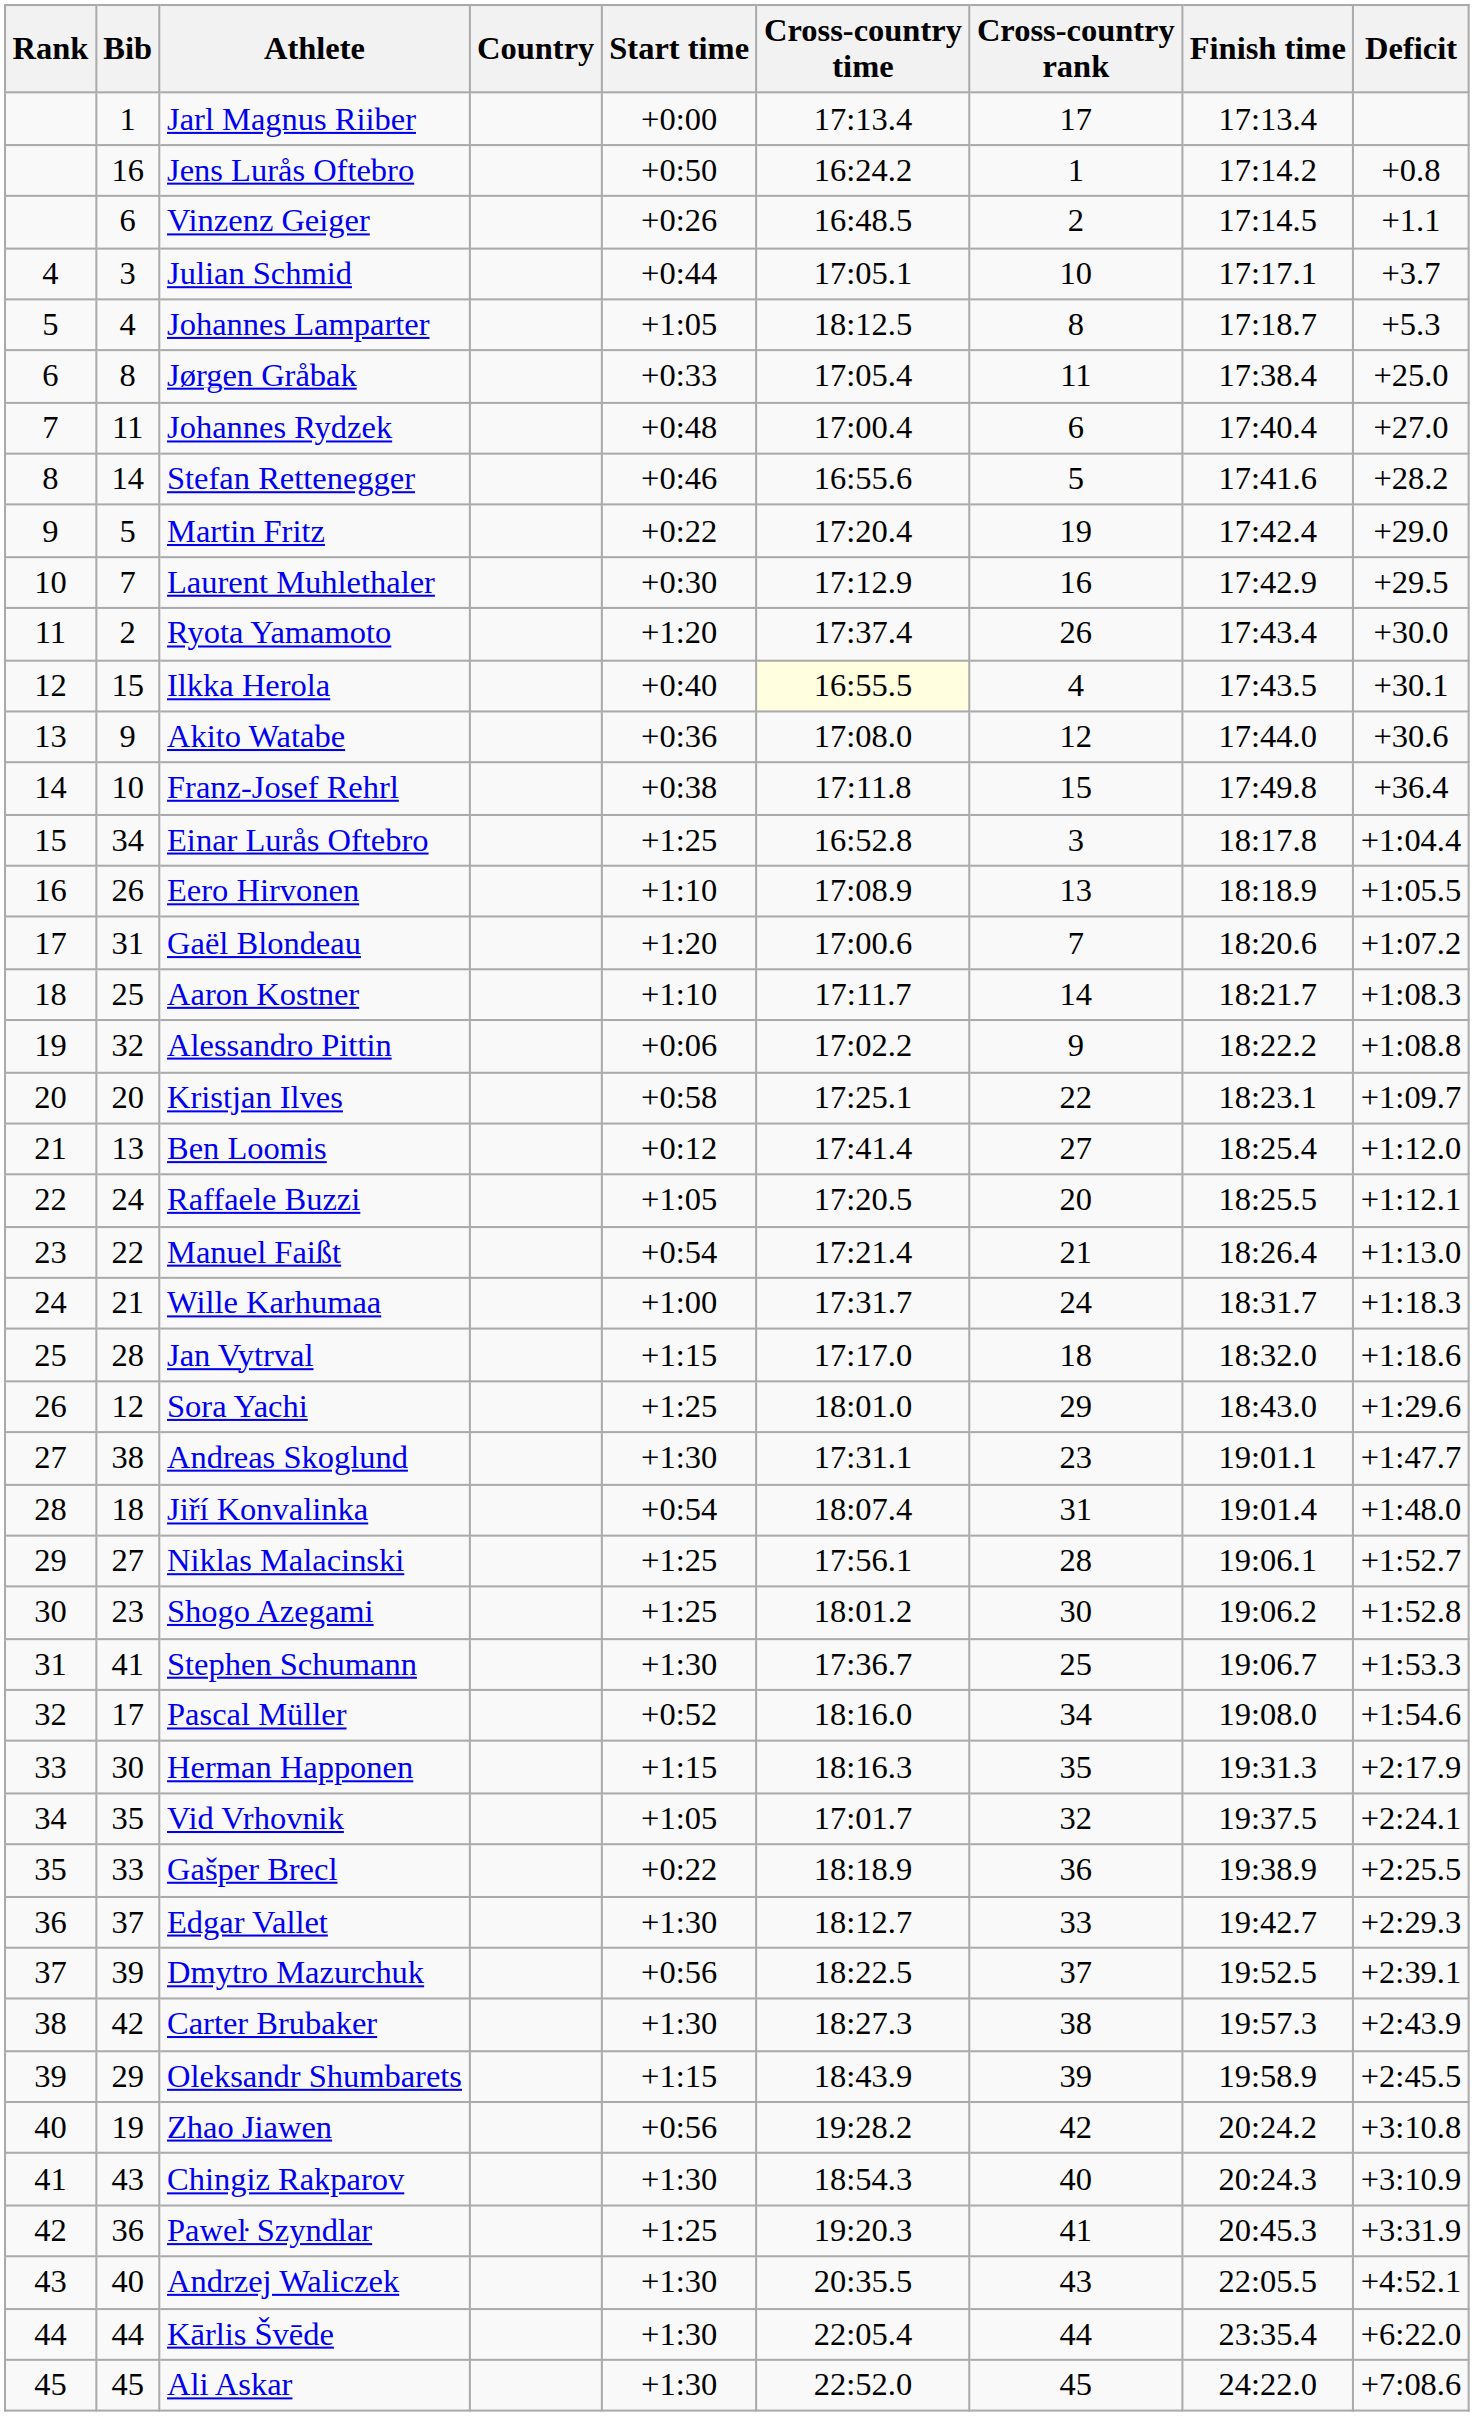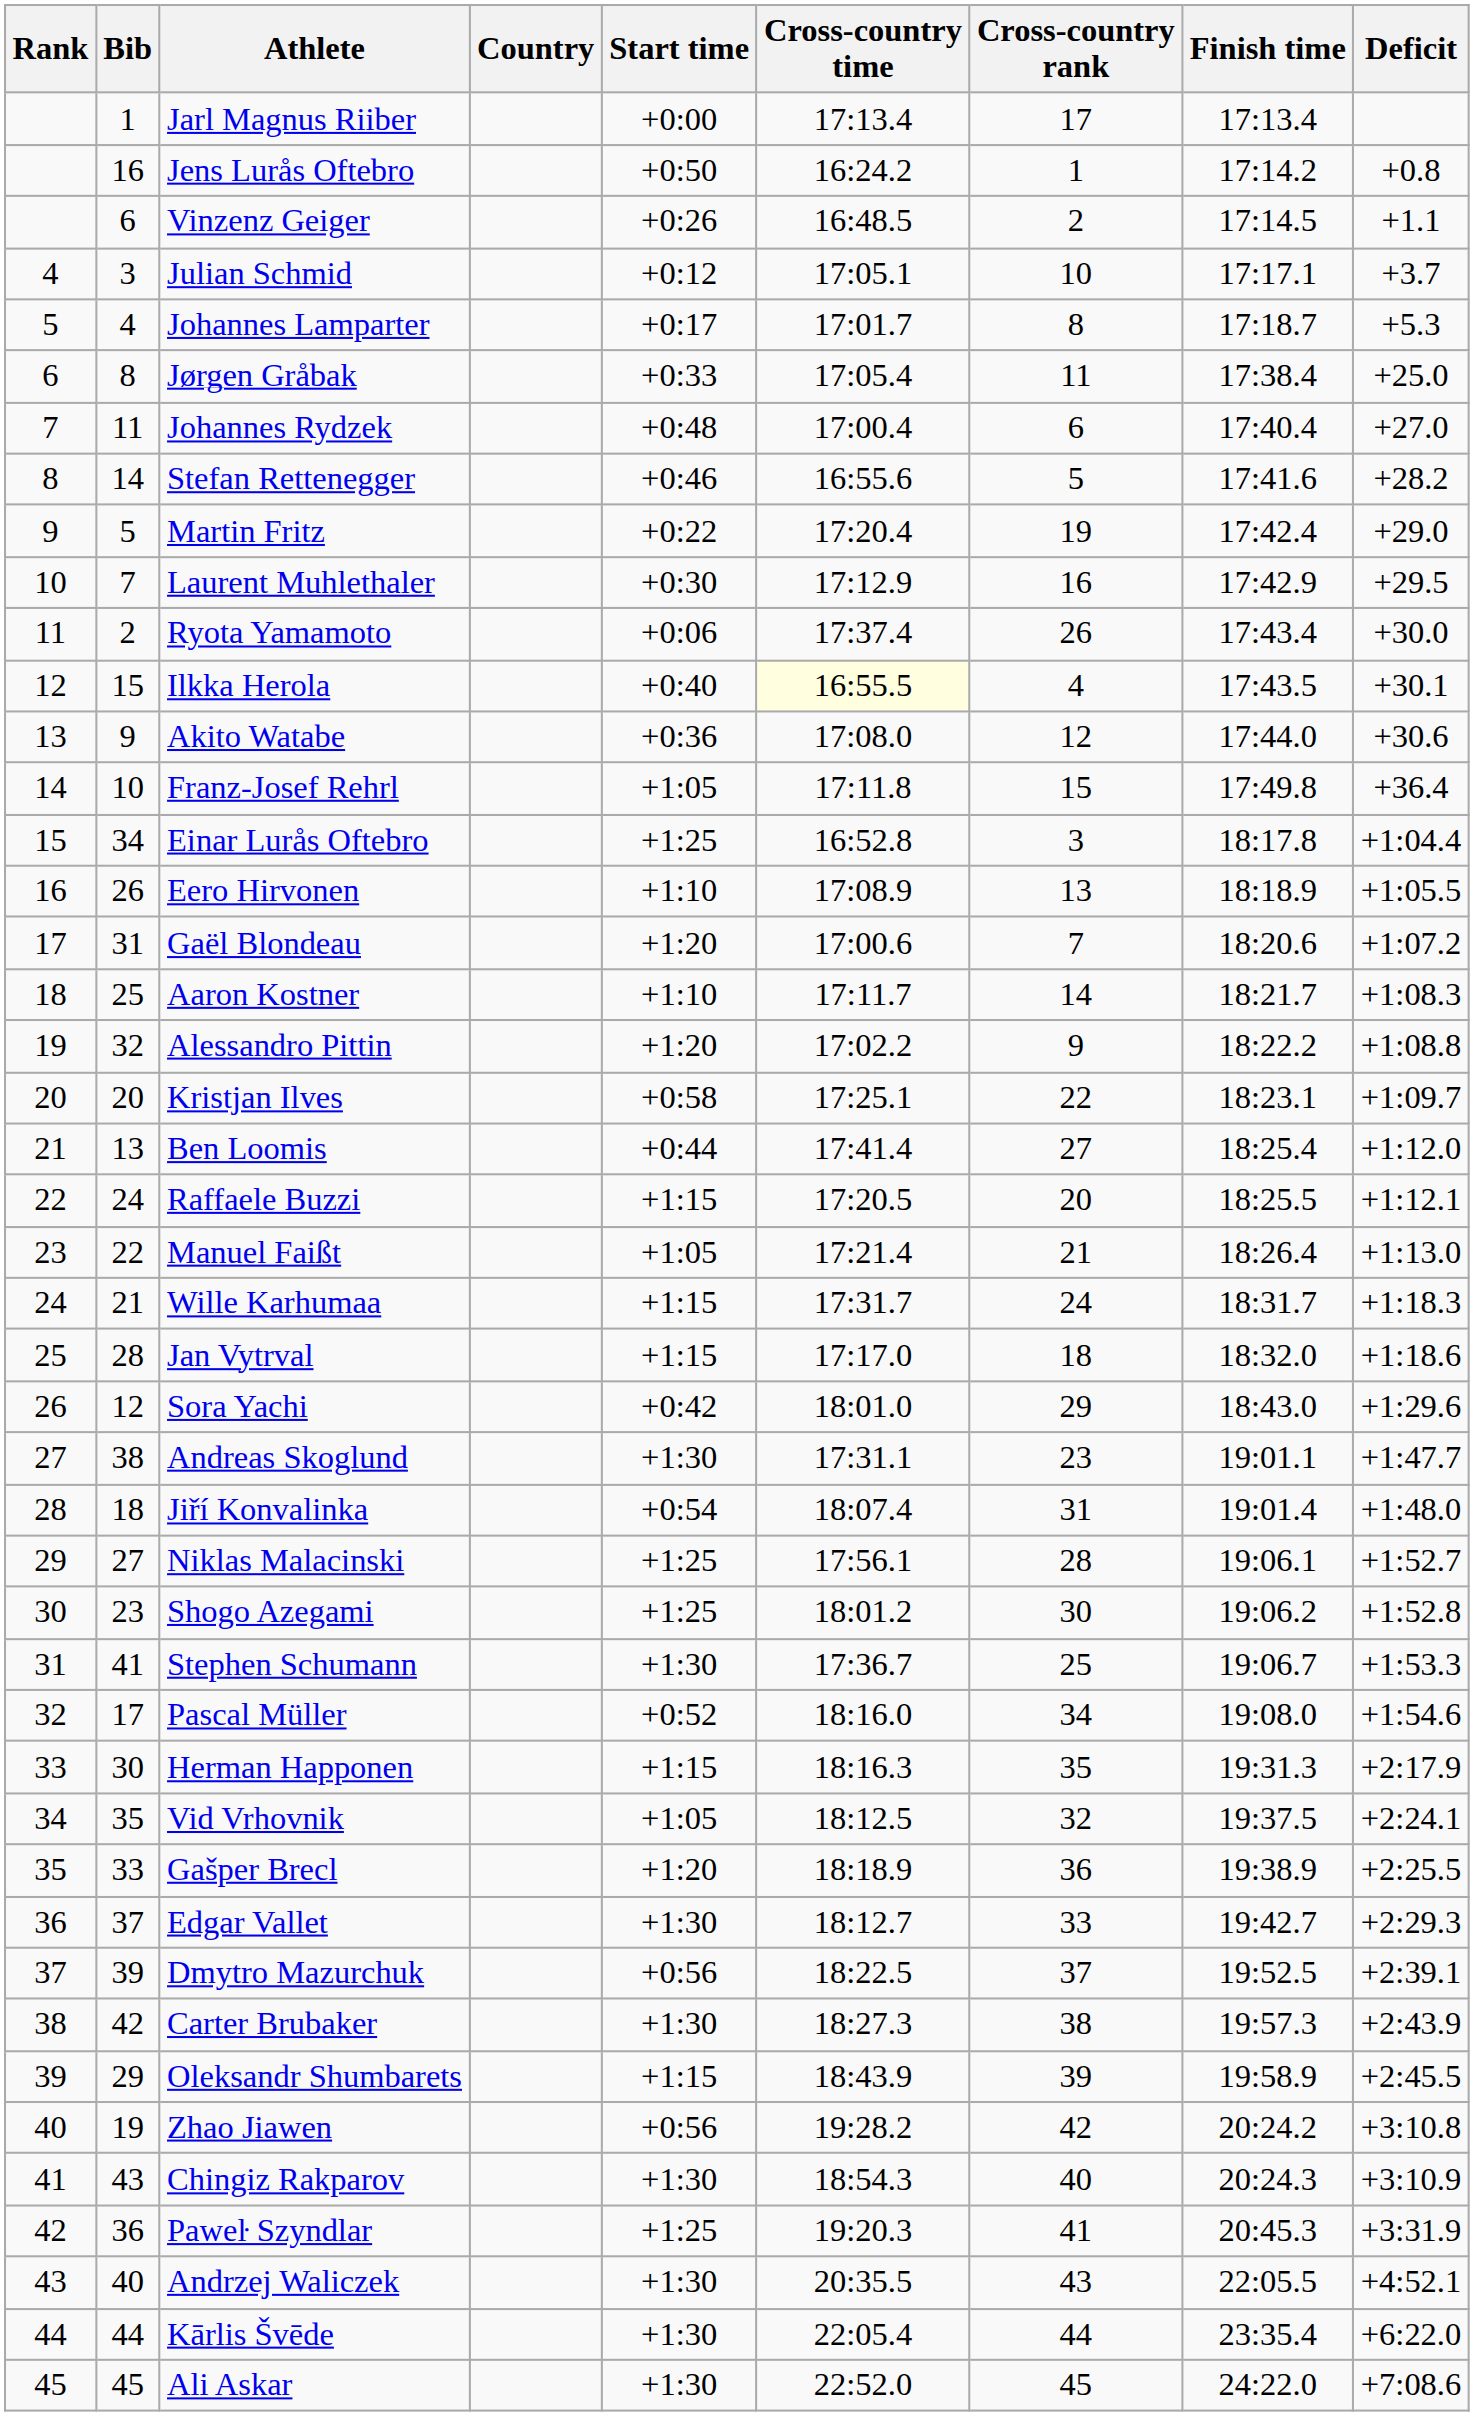(679, 272) +0:44 -> (679, 272) +0:12
(679, 324) +1:05 -> (679, 324) +0:17
(863, 324) 18:12.5 -> (863, 324) 17:01.7
(679, 633) +1:20 -> (679, 633) +0:06
(679, 787) +0:38 -> (679, 787) +1:05
(679, 1045) +0:06 -> (679, 1045) +1:20
(679, 1148) +0:12 -> (679, 1148) +0:44
(679, 1200) +1:05 -> (679, 1200) +1:15
(679, 1251) +0:54 -> (679, 1251) +1:05
(679, 1303) +1:00 -> (679, 1303) +1:15
(679, 1406) +1:25 -> (679, 1406) +0:42
(863, 1818) 17:01.7 -> (863, 1818) 18:12.5
(679, 1869) +0:22 -> (679, 1869) +1:20
